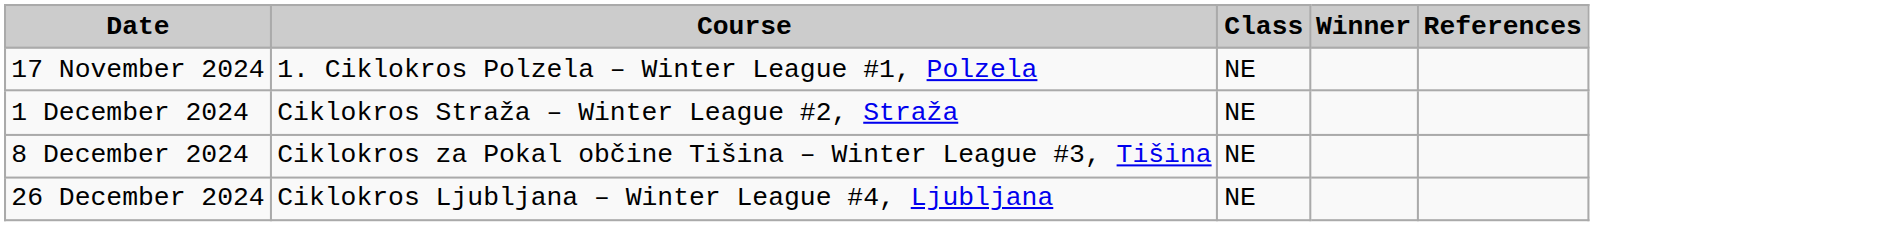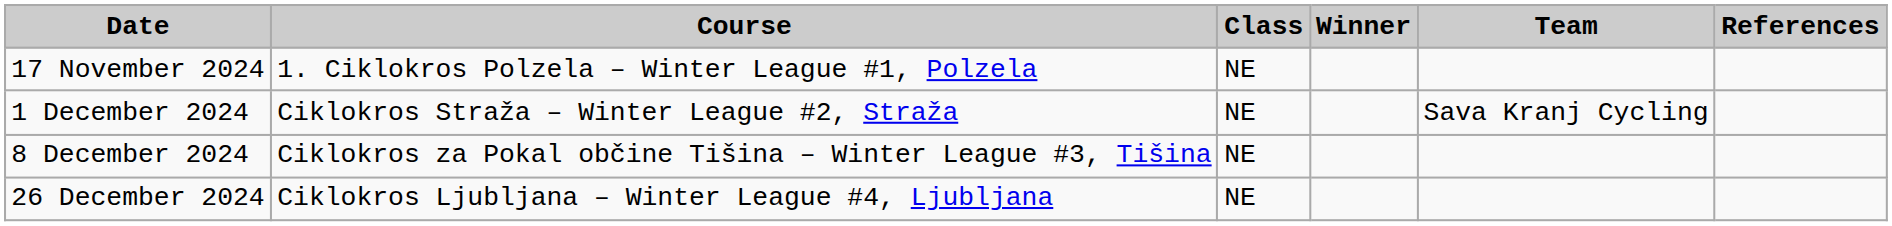+ column: (1566, 27)
